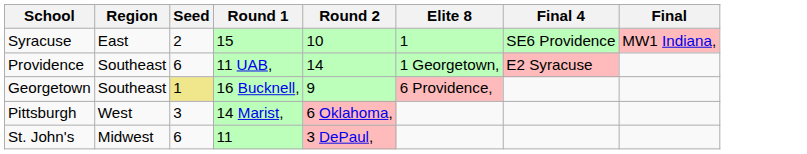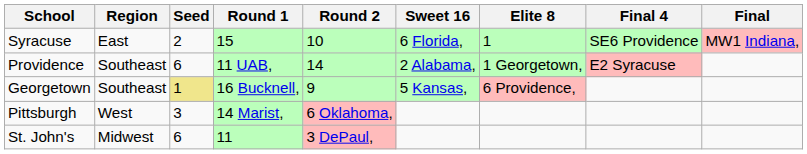+ column: (438, 16)
